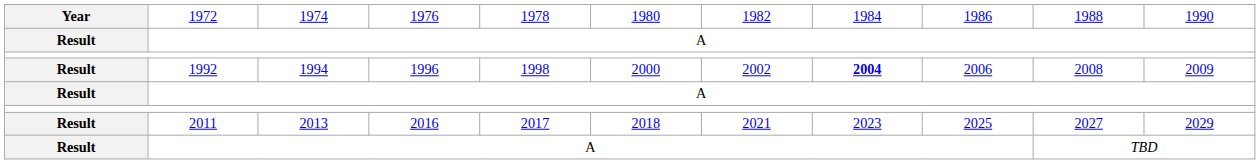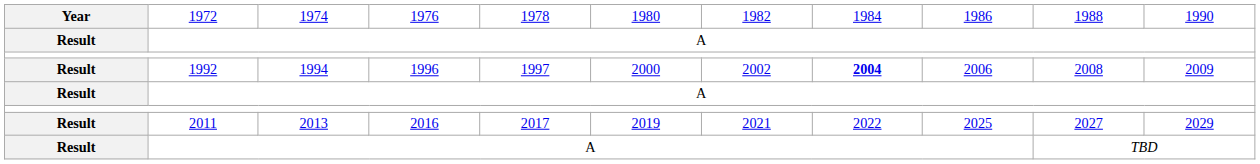(535, 70) 1998 -> (535, 70) 1997
(646, 124) 2018 -> (646, 124) 2019
(867, 124) 2023 -> (867, 124) 2022
